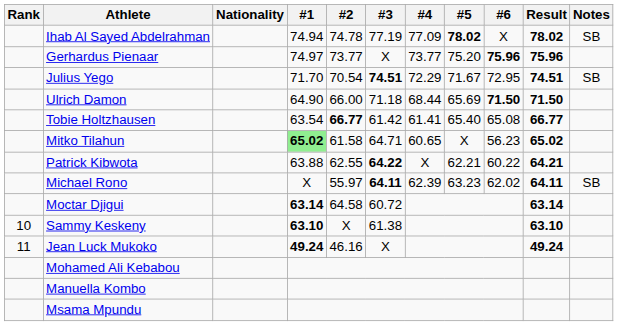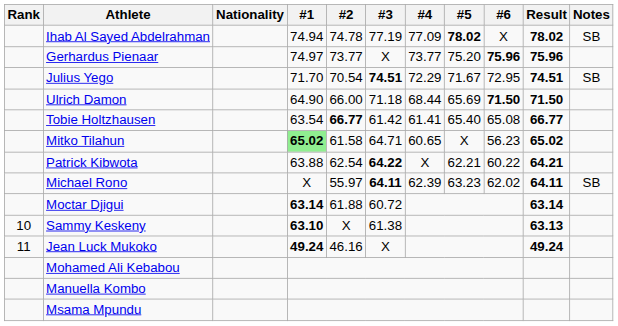(346, 162) 62.55 -> (346, 162) 62.54
(346, 204) 64.58 -> (346, 204) 61.88
(547, 225) 63.10 -> (547, 225) 63.13
